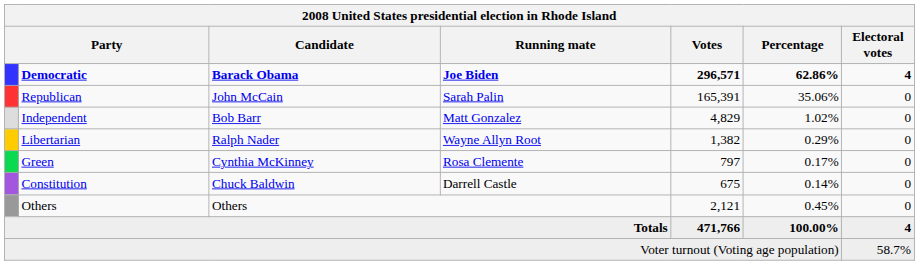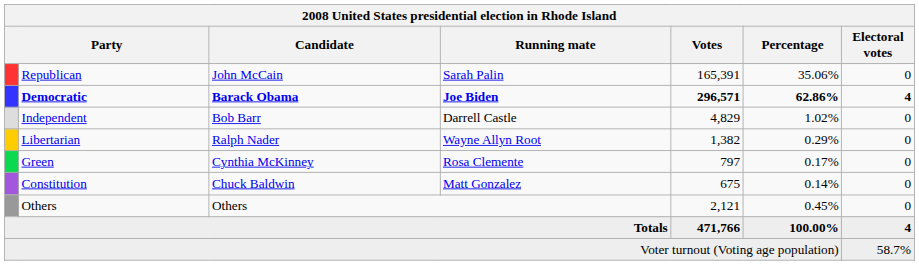rows swapped: (54, 74) <-> (52, 96)
(482, 118) Matt Gonzalez -> (480, 118) Darrell Castle
(480, 183) Darrell Castle -> (482, 183) Matt Gonzalez
